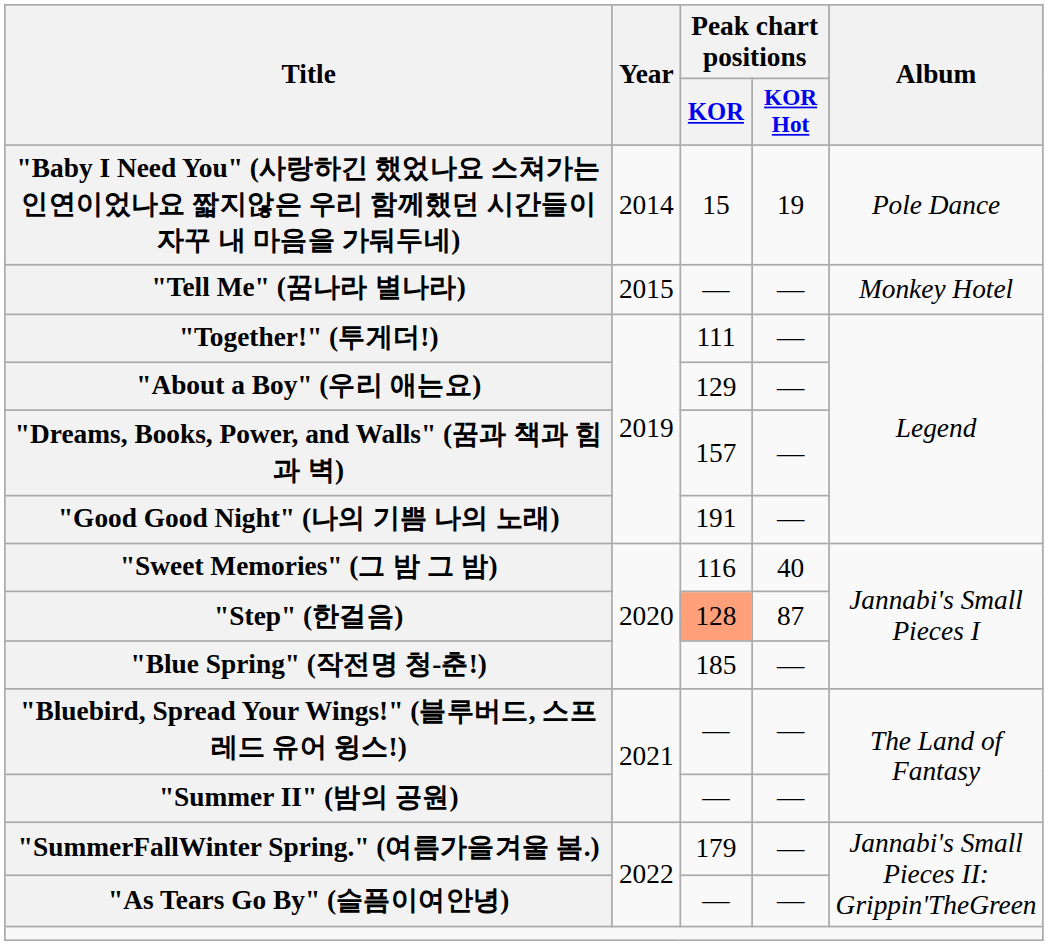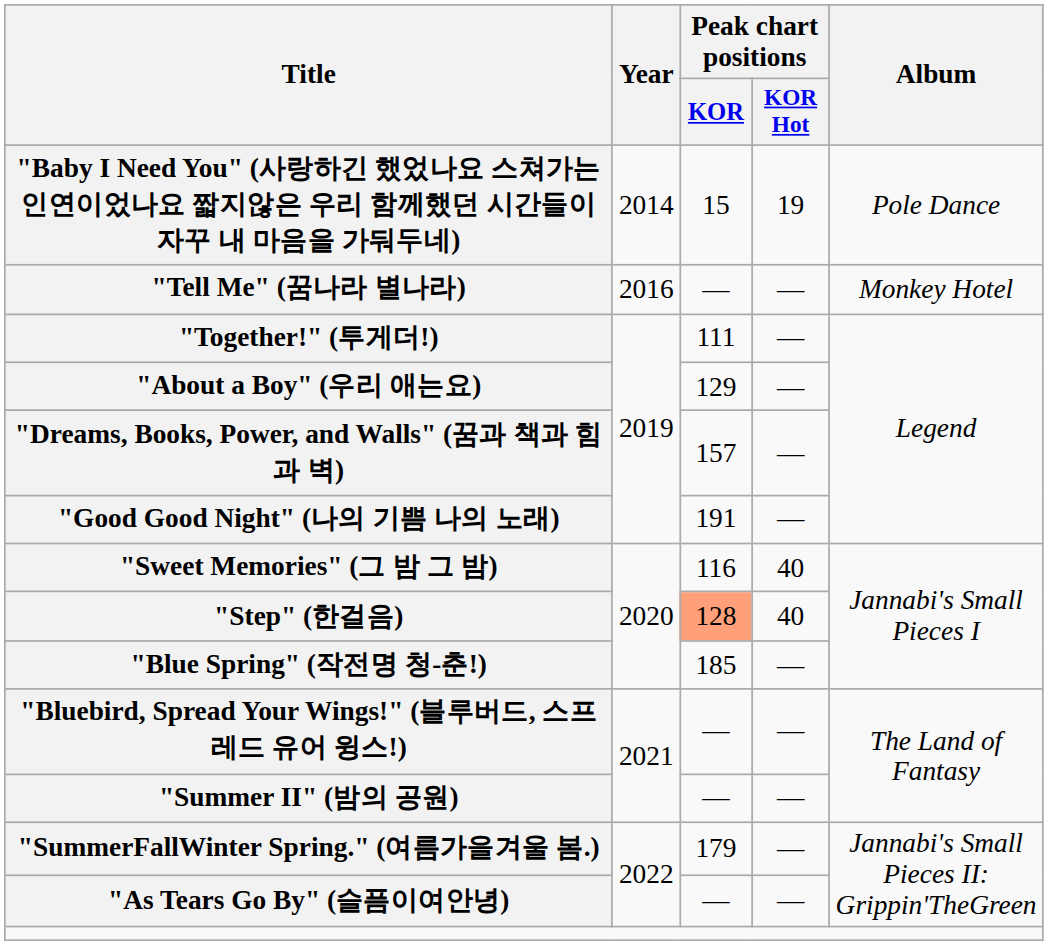(646, 289) 2015 -> (646, 289) 2016
(791, 616) 87 -> (791, 616) 40
